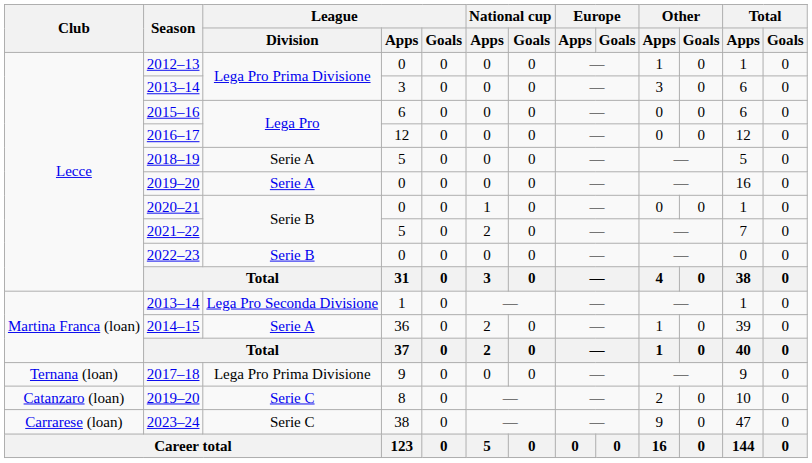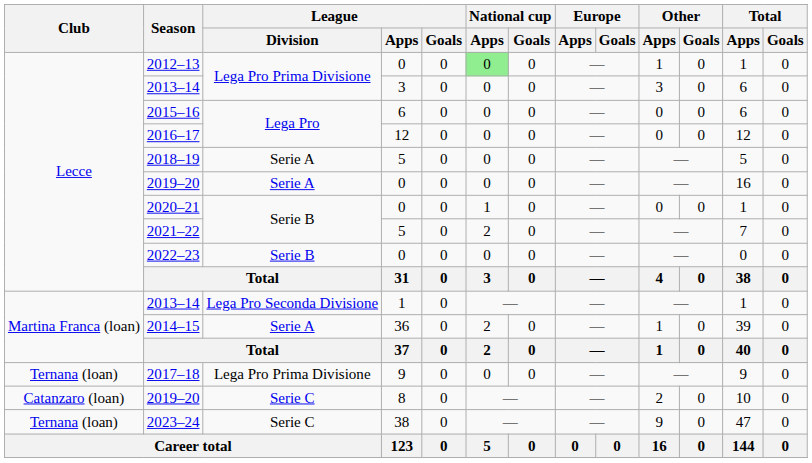(487, 64) no background -> (487, 64) lightgreen background
(74, 421) Carrarese (loan) -> (74, 421) Ternana (loan)
